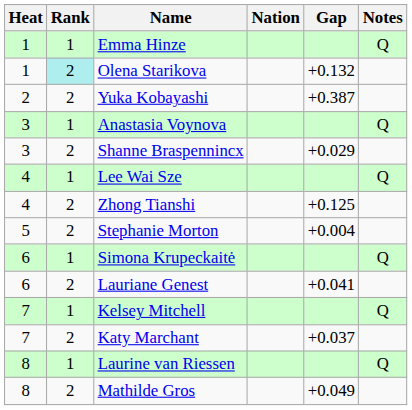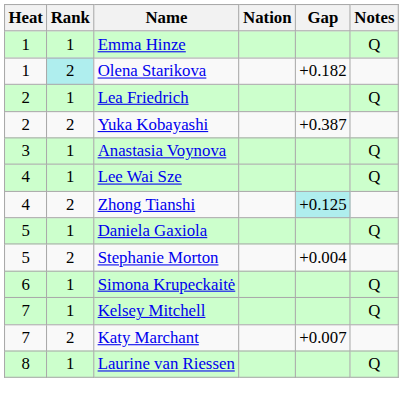(331, 71) +0.132 -> (323, 71) +0.182
+ row: (143, 97)
- row: (171, 151)
(331, 204) no background -> (323, 204) paleturquoise background
+ row: (152, 230)
- row: (153, 284)
(331, 337) +0.037 -> (323, 337) +0.007
- row: (146, 390)
